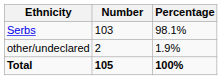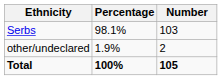columns swapped: (122, 13) <-> (185, 13)
